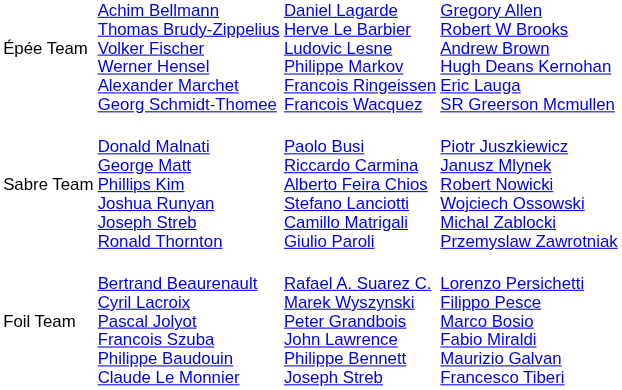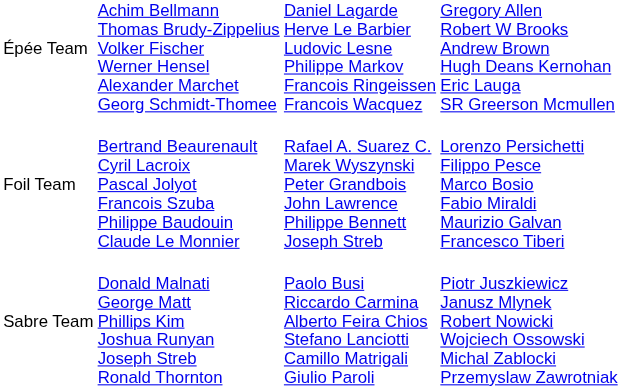rows swapped: (39, 321) <-> (48, 184)
